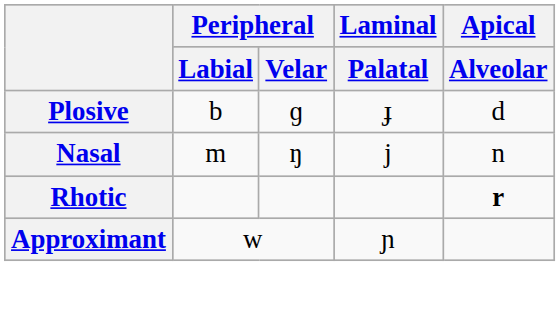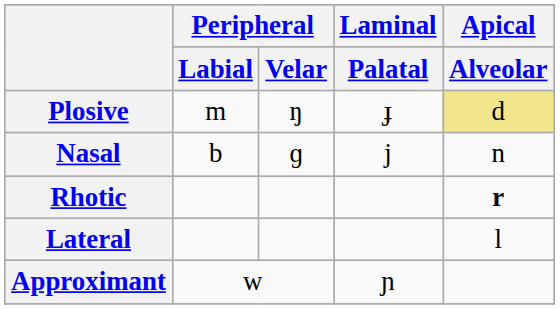(216, 111) b -> (216, 111) m
(296, 111) ɡ -> (296, 111) ŋ
(498, 111) no background -> (498, 111) khaki background
(216, 153) m -> (216, 153) b
(296, 153) ŋ -> (296, 153) ɡ
+ row: (88, 238)
